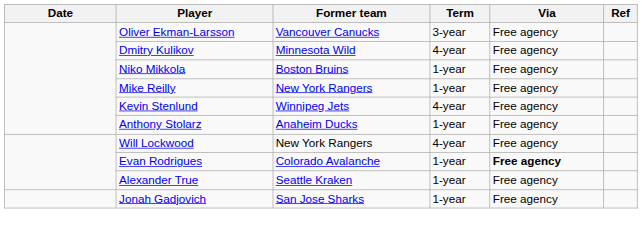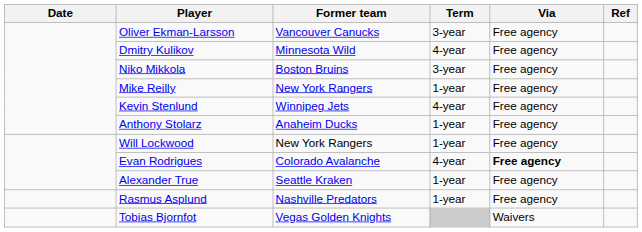(449, 69) 1-year -> (449, 69) 3-year
(449, 143) 4-year -> (449, 143) 1-year
(449, 161) 1-year -> (449, 161) 4-year
+ row: (163, 198)
- row: (163, 198)
+ row: (158, 217)
